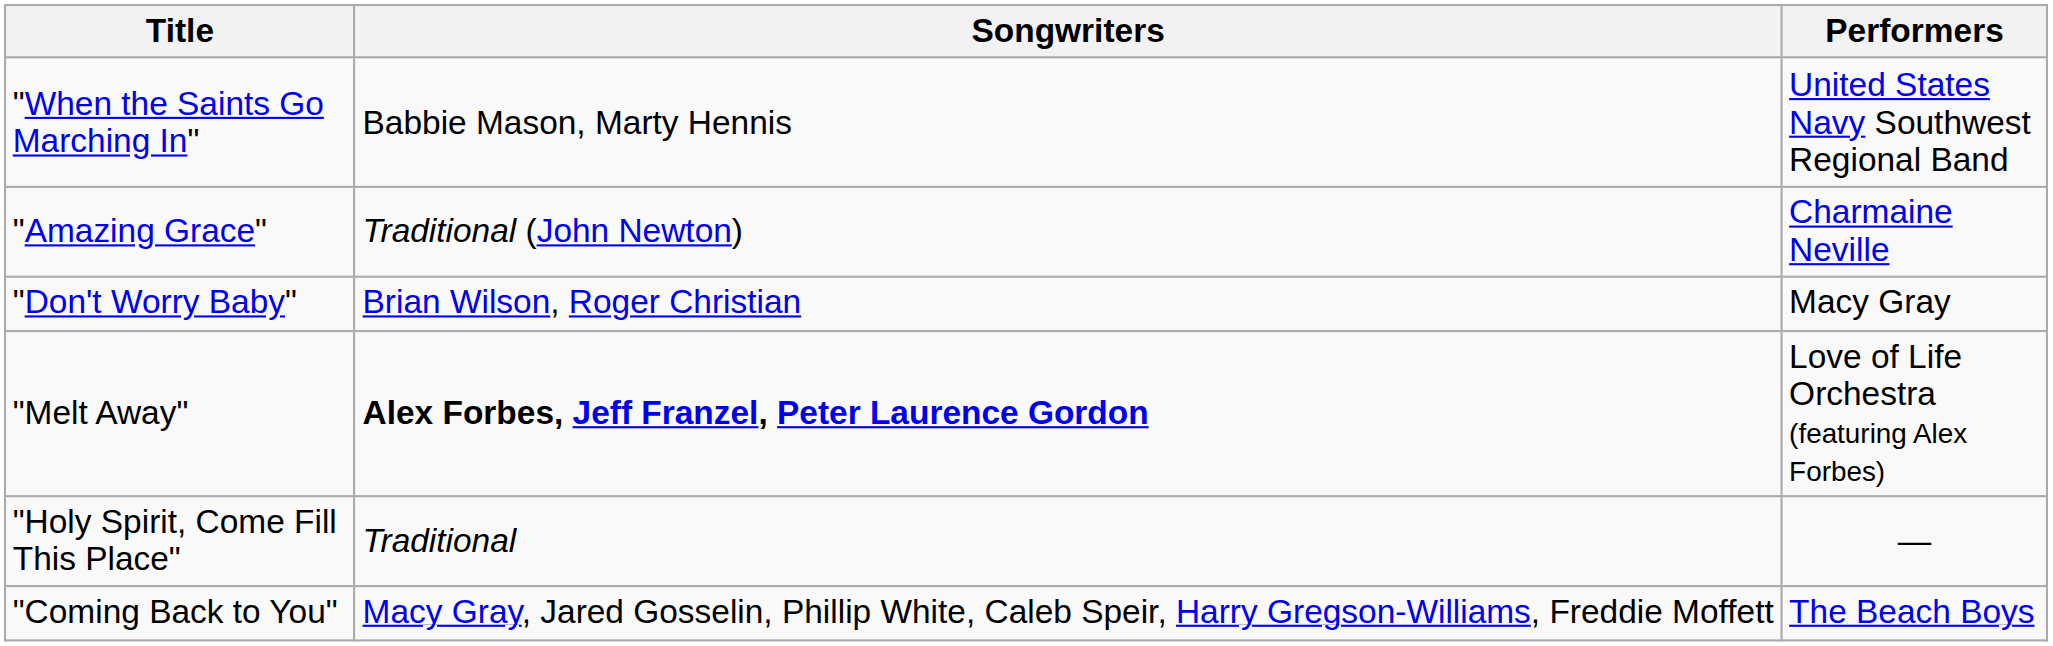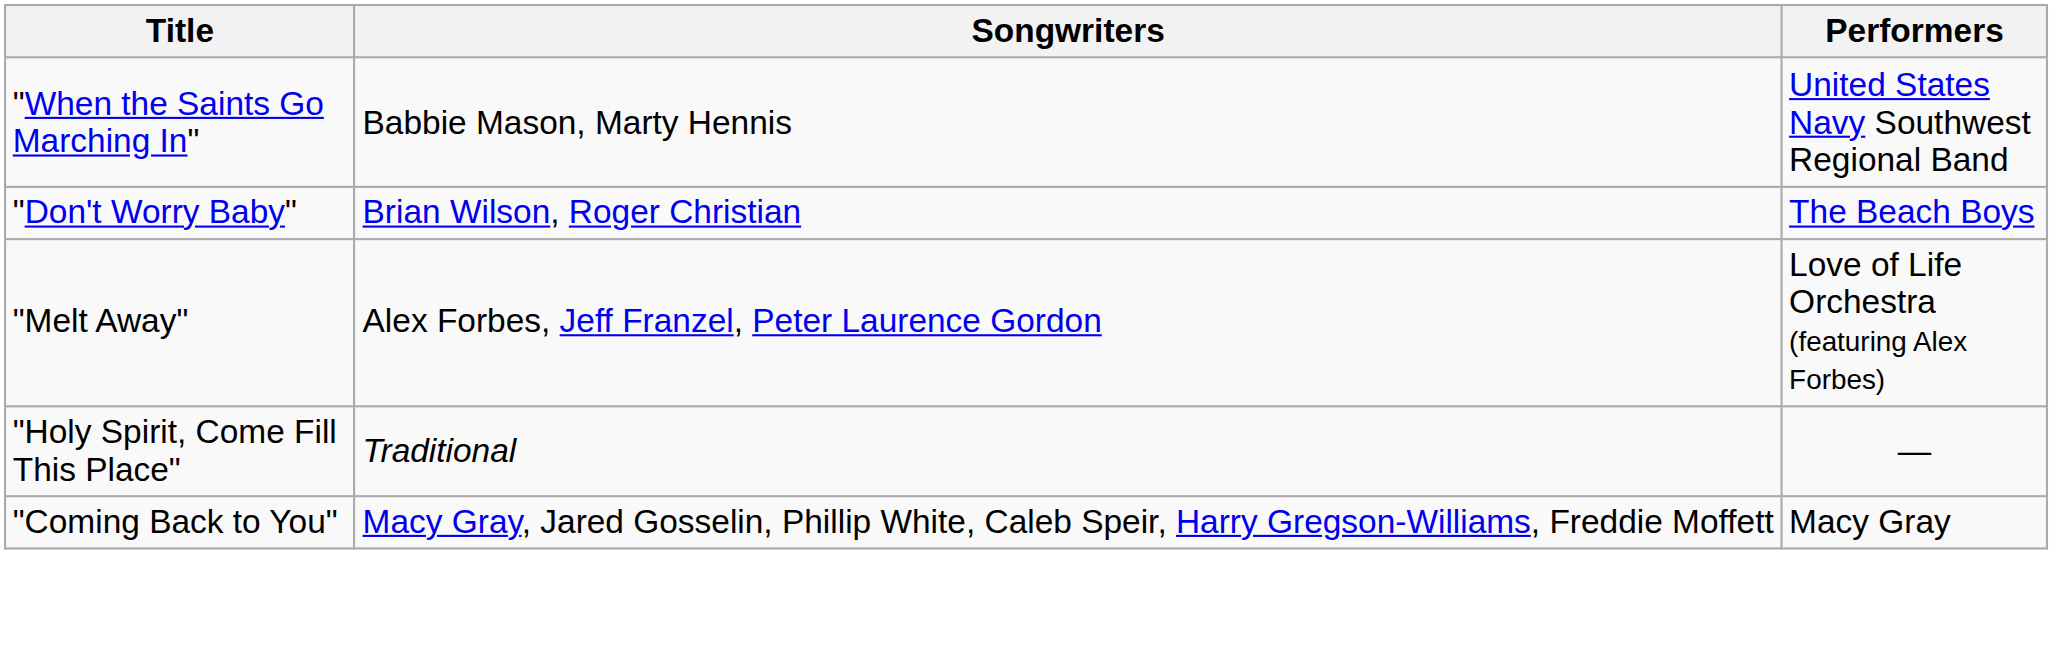- row: (140, 231)
(1870, 302) Macy Gray -> (1912, 212) The Beach Boys
(756, 412) bold -> (732, 321) normal
(1912, 612) The Beach Boys -> (1870, 521) Macy Gray
